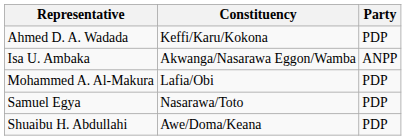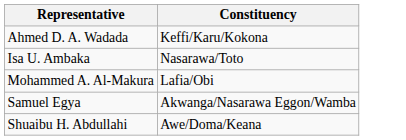- column: (380, 15)
(258, 59) Akwanga/Nasarawa Eggon/Wamba -> (202, 59) Nasarawa/Toto
(202, 102) Nasarawa/Toto -> (258, 102) Akwanga/Nasarawa Eggon/Wamba
